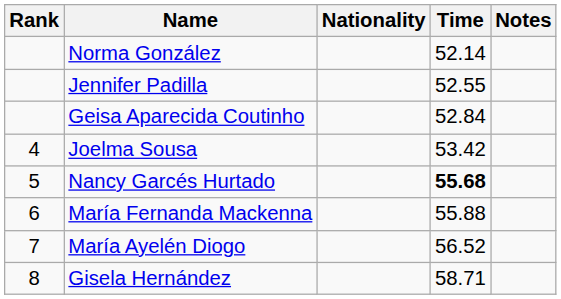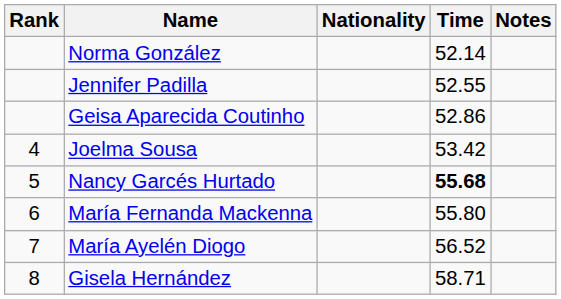(460, 117) 52.84 -> (460, 117) 52.86
(460, 213) 55.88 -> (460, 213) 55.80
